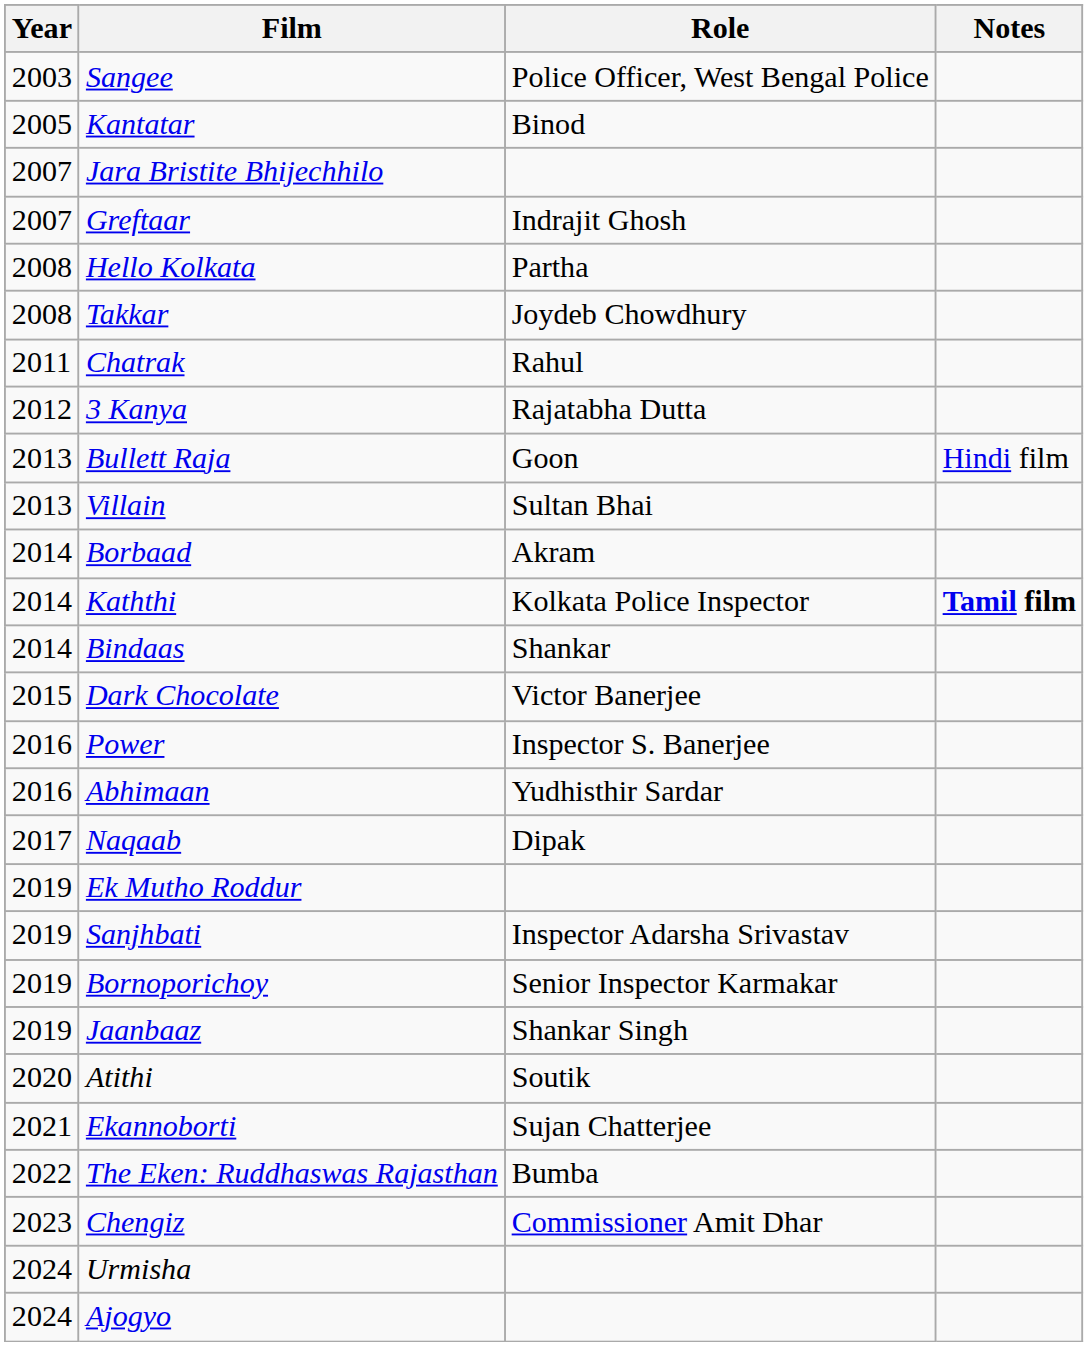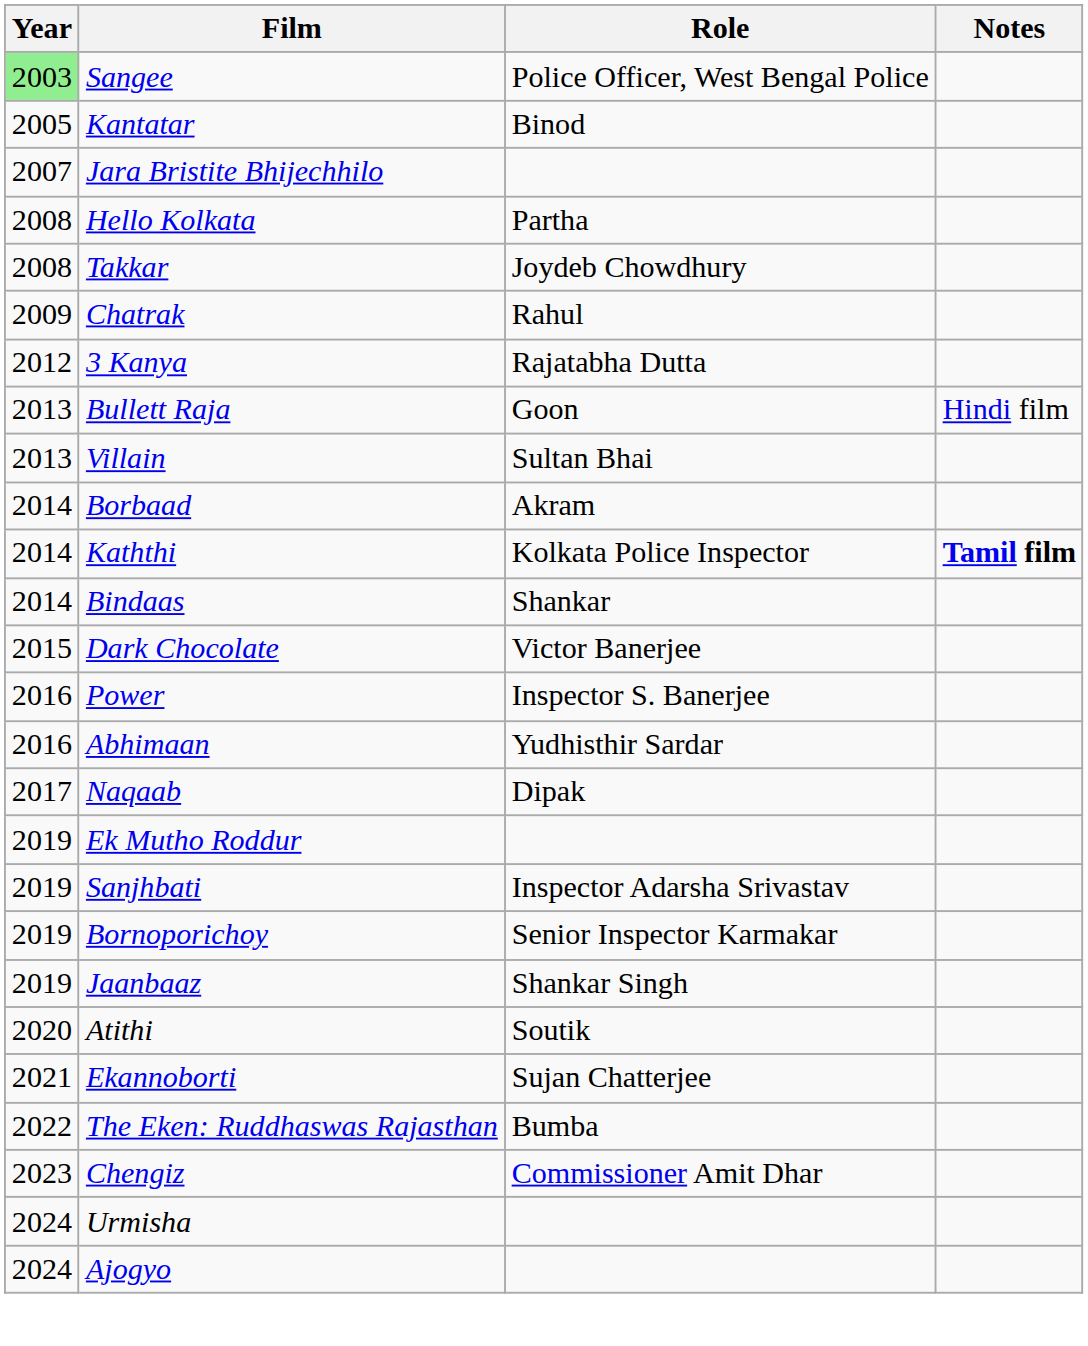(42, 76) no background -> (42, 76) lightgreen background
- row: (138, 219)
(41, 362) 2011 -> (42, 314) 2009
